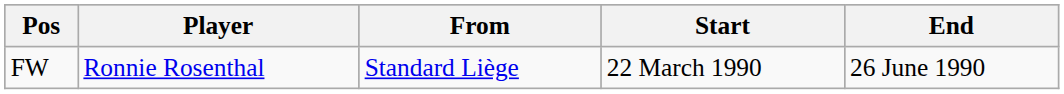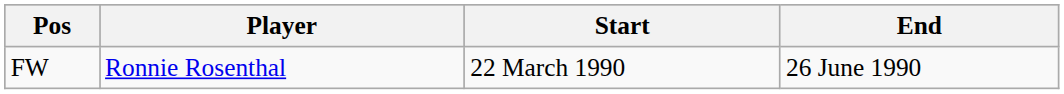- column: (480, 25)
